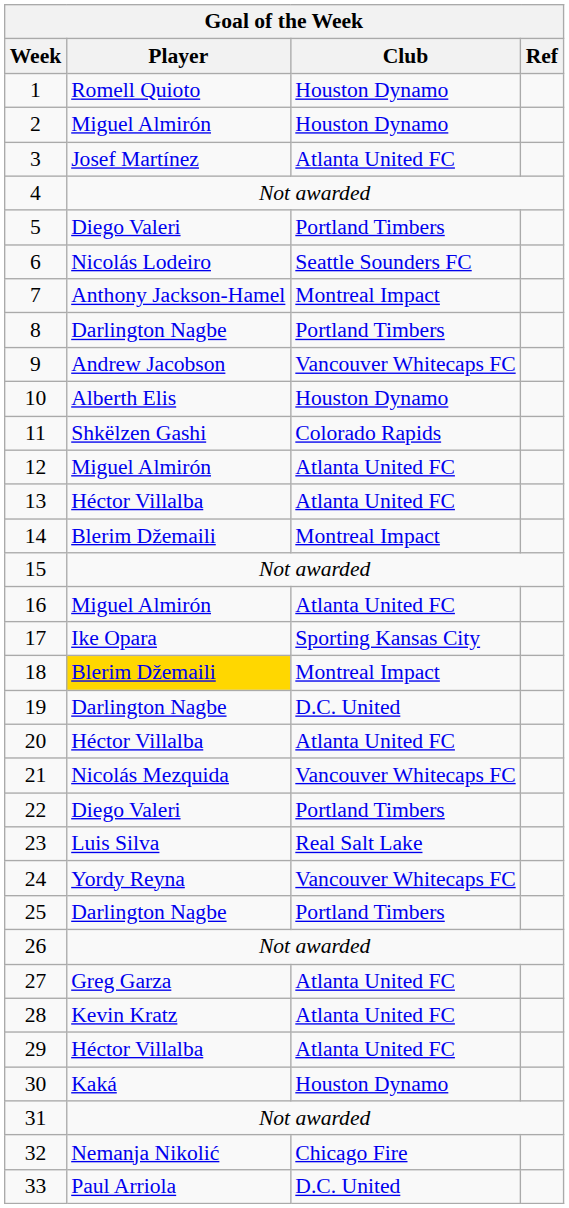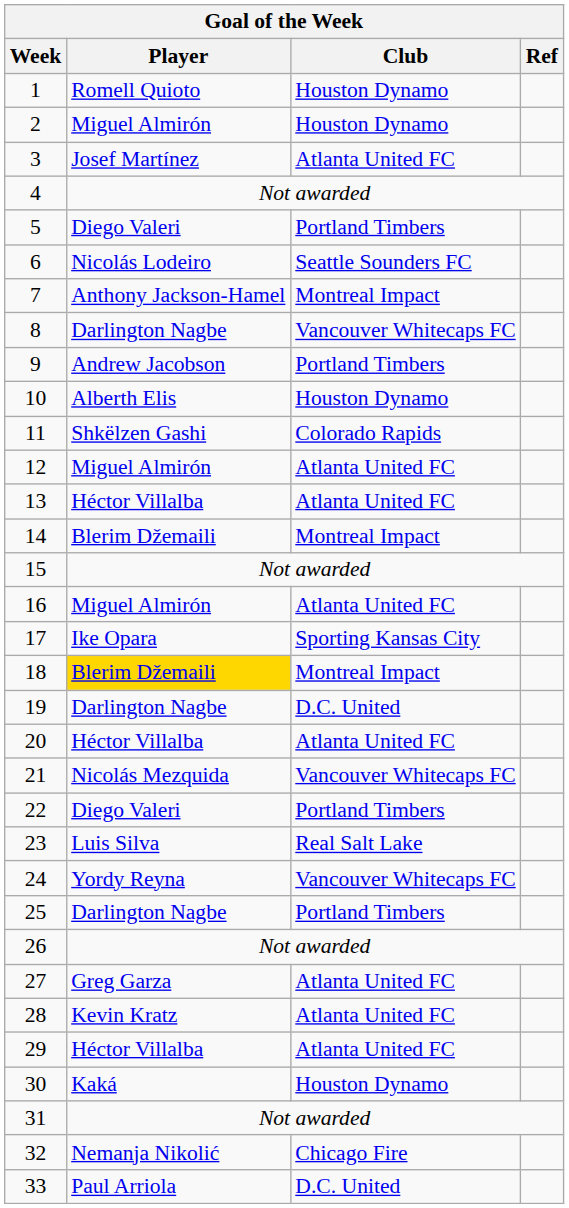(370, 329) Portland Timbers -> (405, 329) Vancouver Whitecaps FC
(405, 364) Vancouver Whitecaps FC -> (370, 364) Portland Timbers
